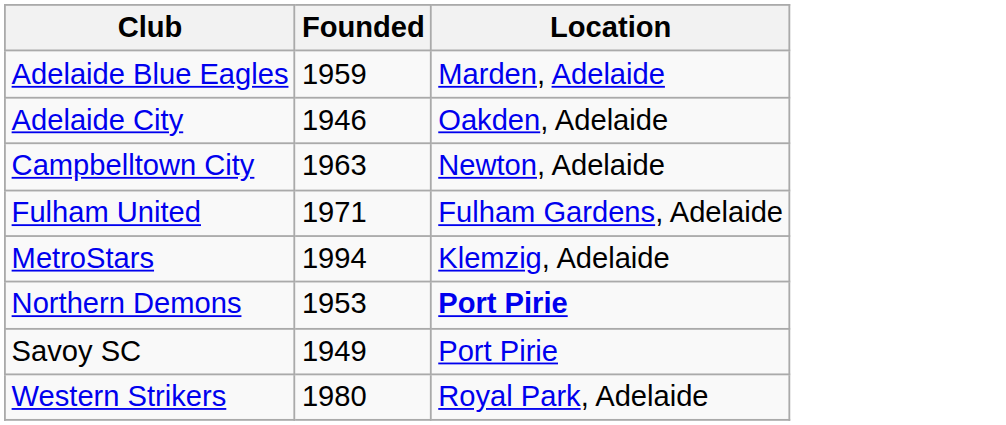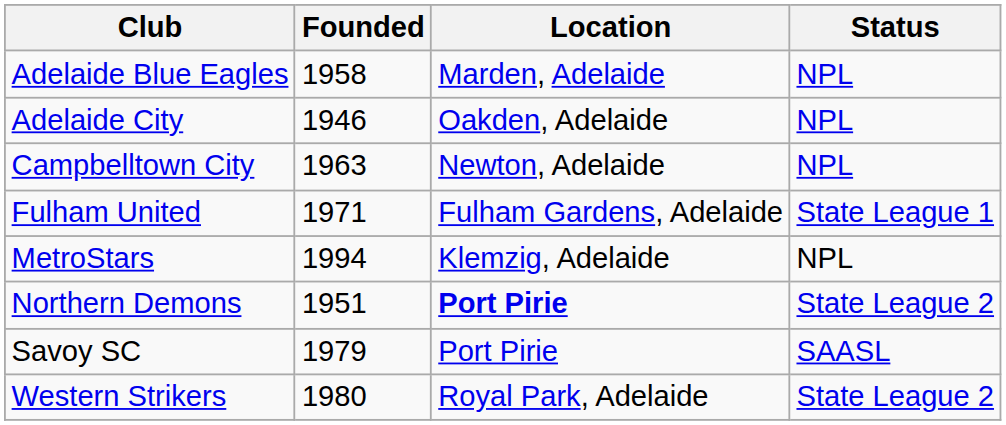+ column: (895, 27)
(334, 73) 1959 -> (334, 73) 1958
(334, 304) 1953 -> (334, 304) 1951
(334, 350) 1949 -> (334, 350) 1979
